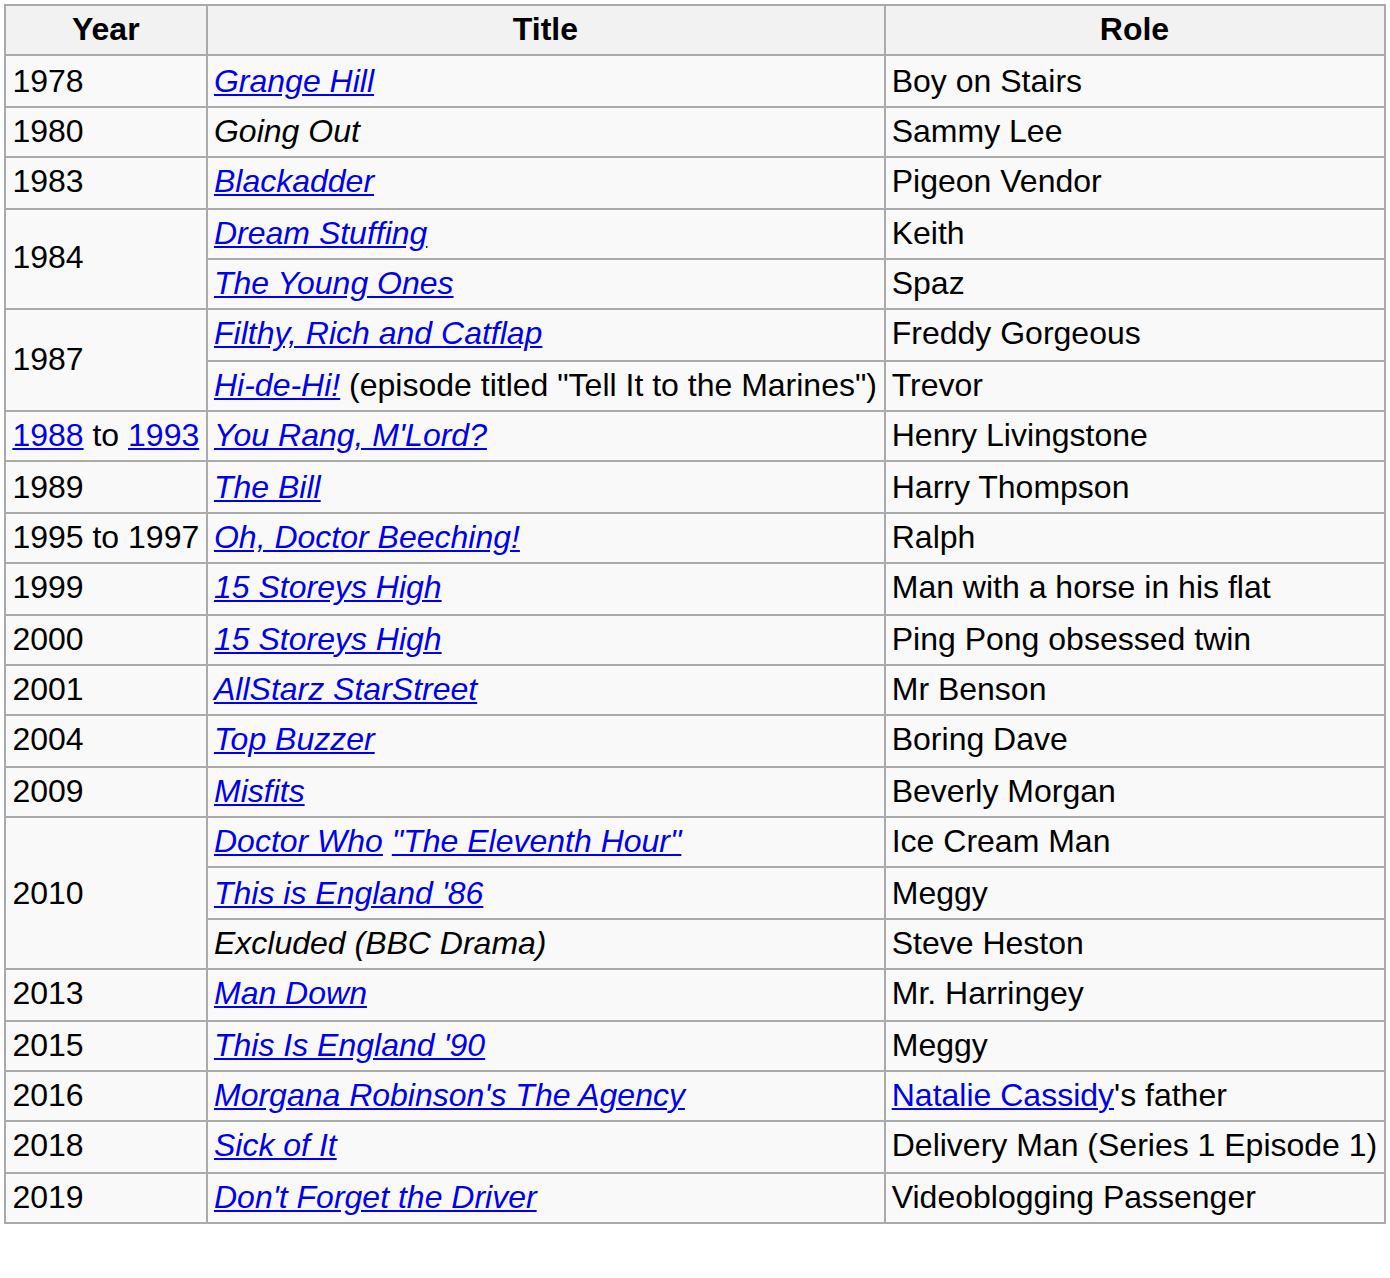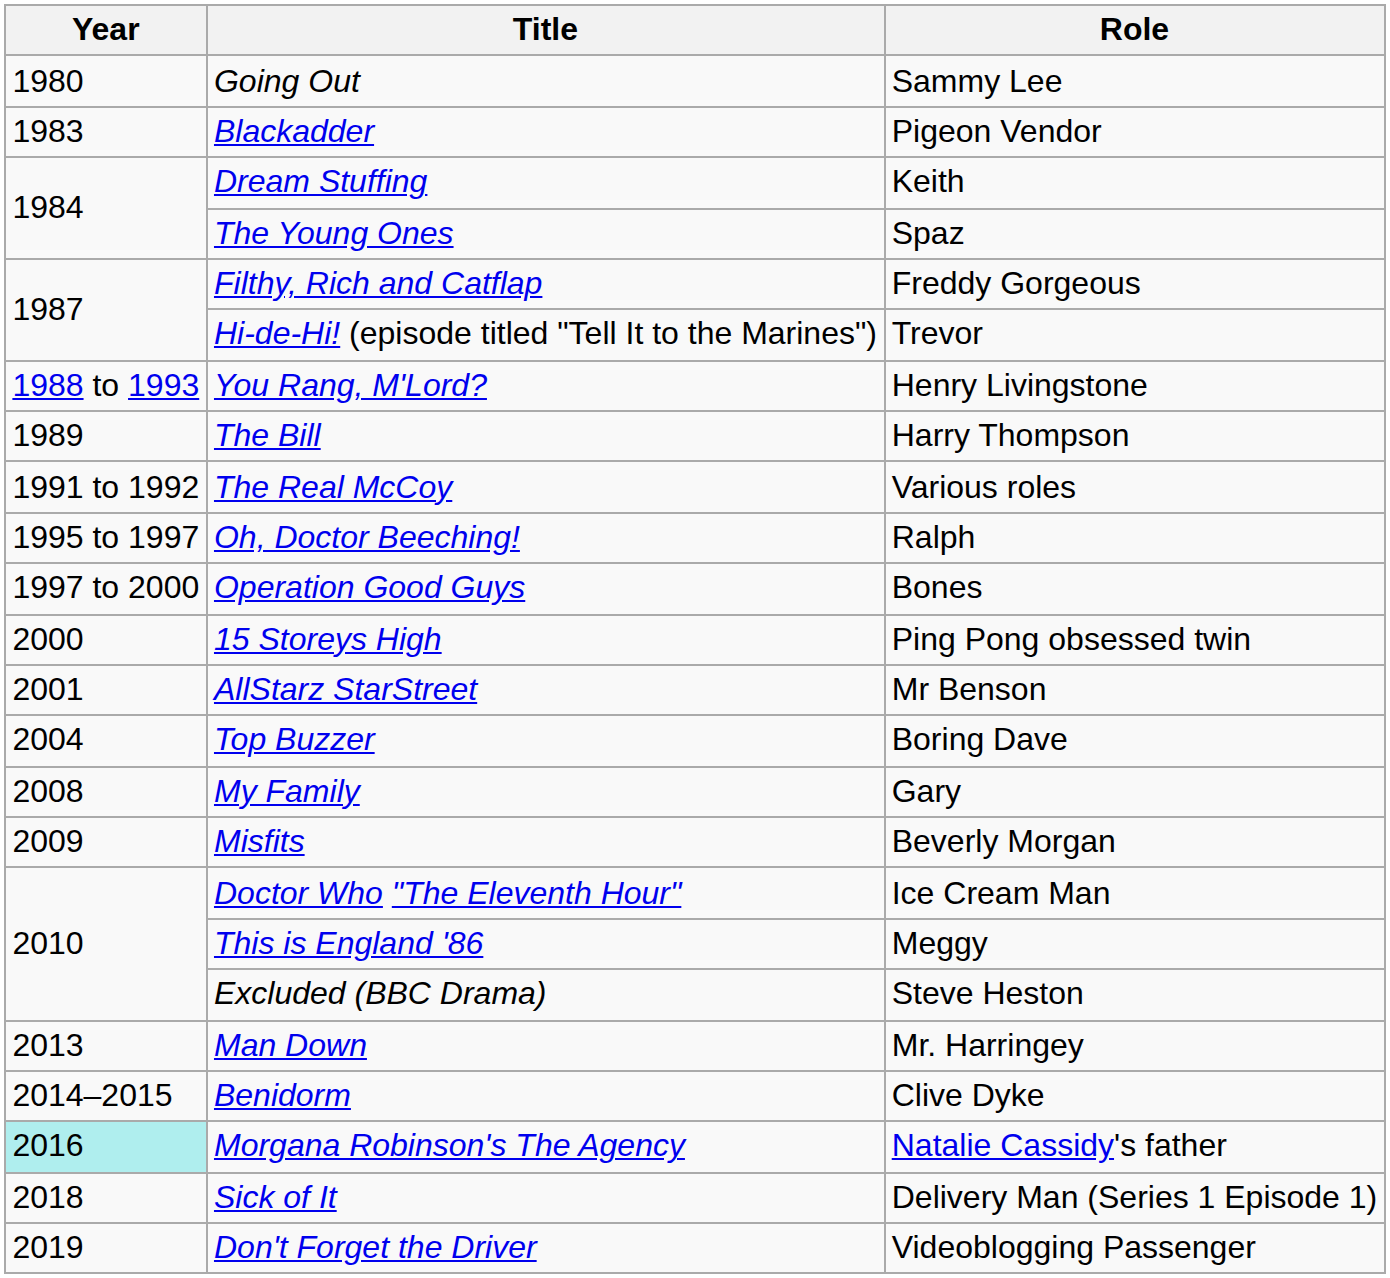- row: (294, 80)
+ row: (333, 486)
+ row: (370, 588)
- row: (328, 588)
+ row: (287, 791)
+ row: (282, 1095)
- row: (350, 1044)
(48, 1095) no background -> (48, 1146) paleturquoise background
